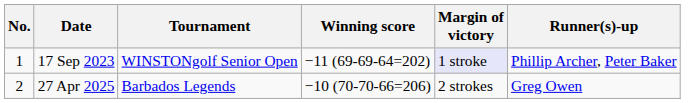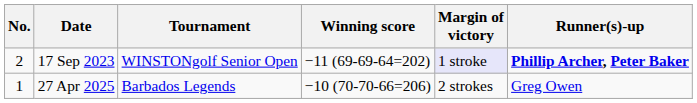(19, 60) 1 -> (19, 60) 2
(594, 60) normal -> (600, 60) bold
(19, 86) 2 -> (19, 86) 1
